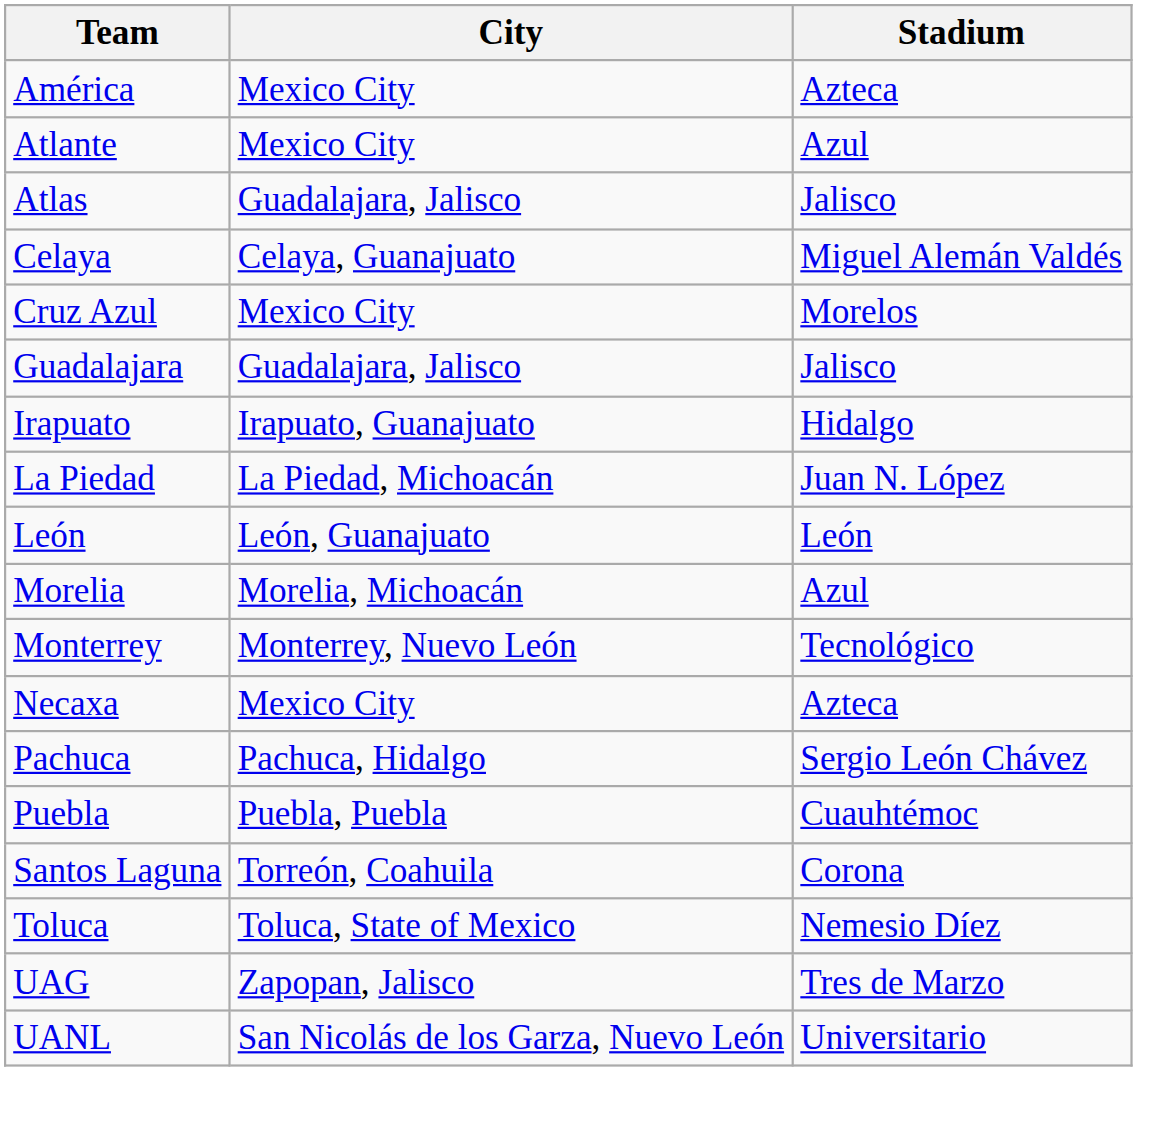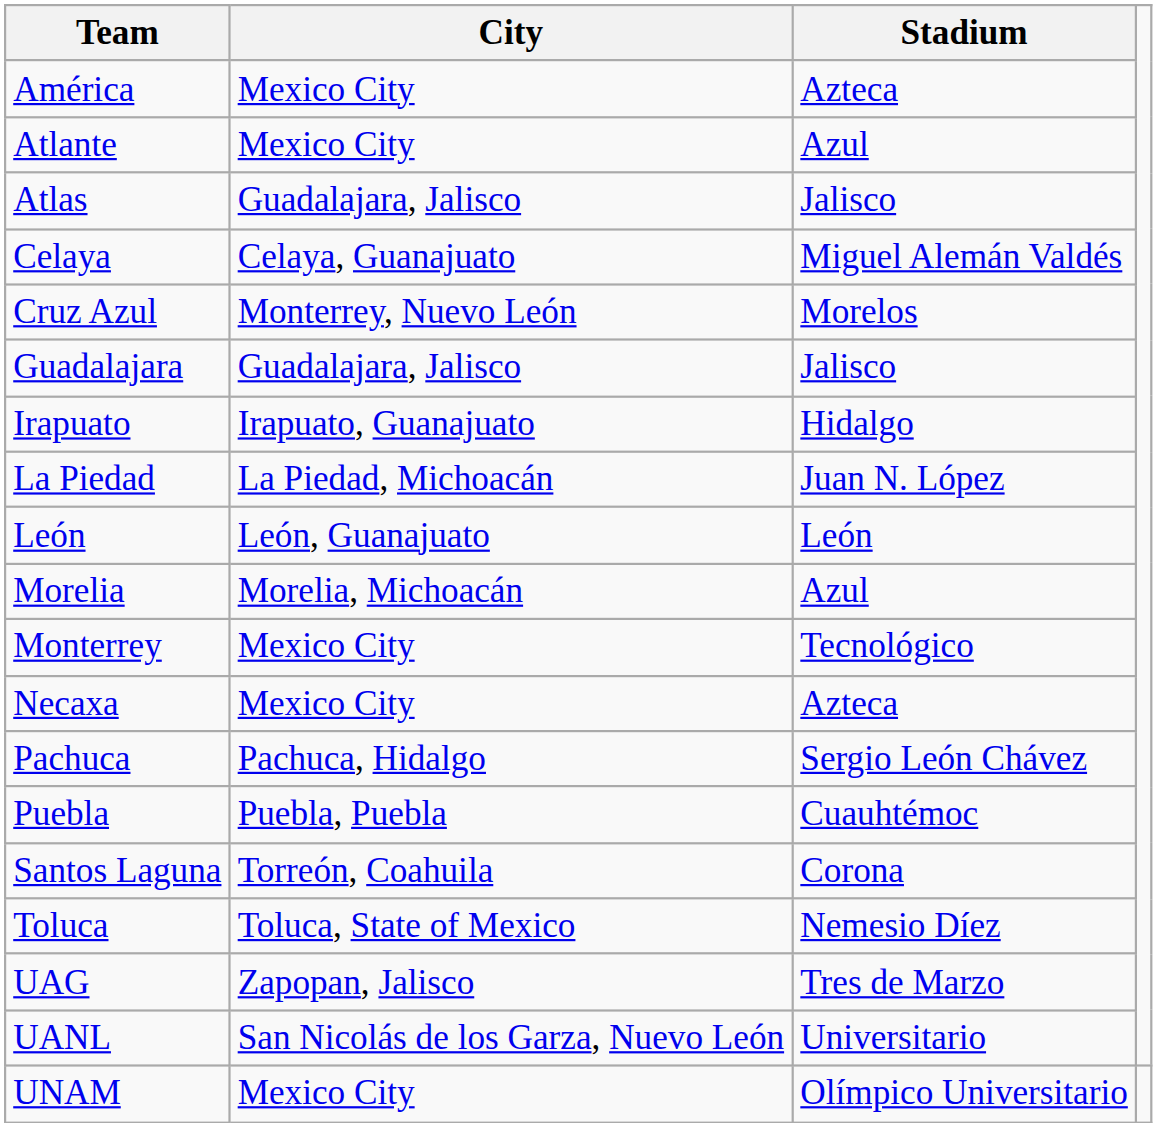(326, 311) Mexico City -> (407, 311) Monterrey, Nuevo León
(407, 646) Monterrey, Nuevo León -> (326, 646) Mexico City
+ row: (67, 1093)
